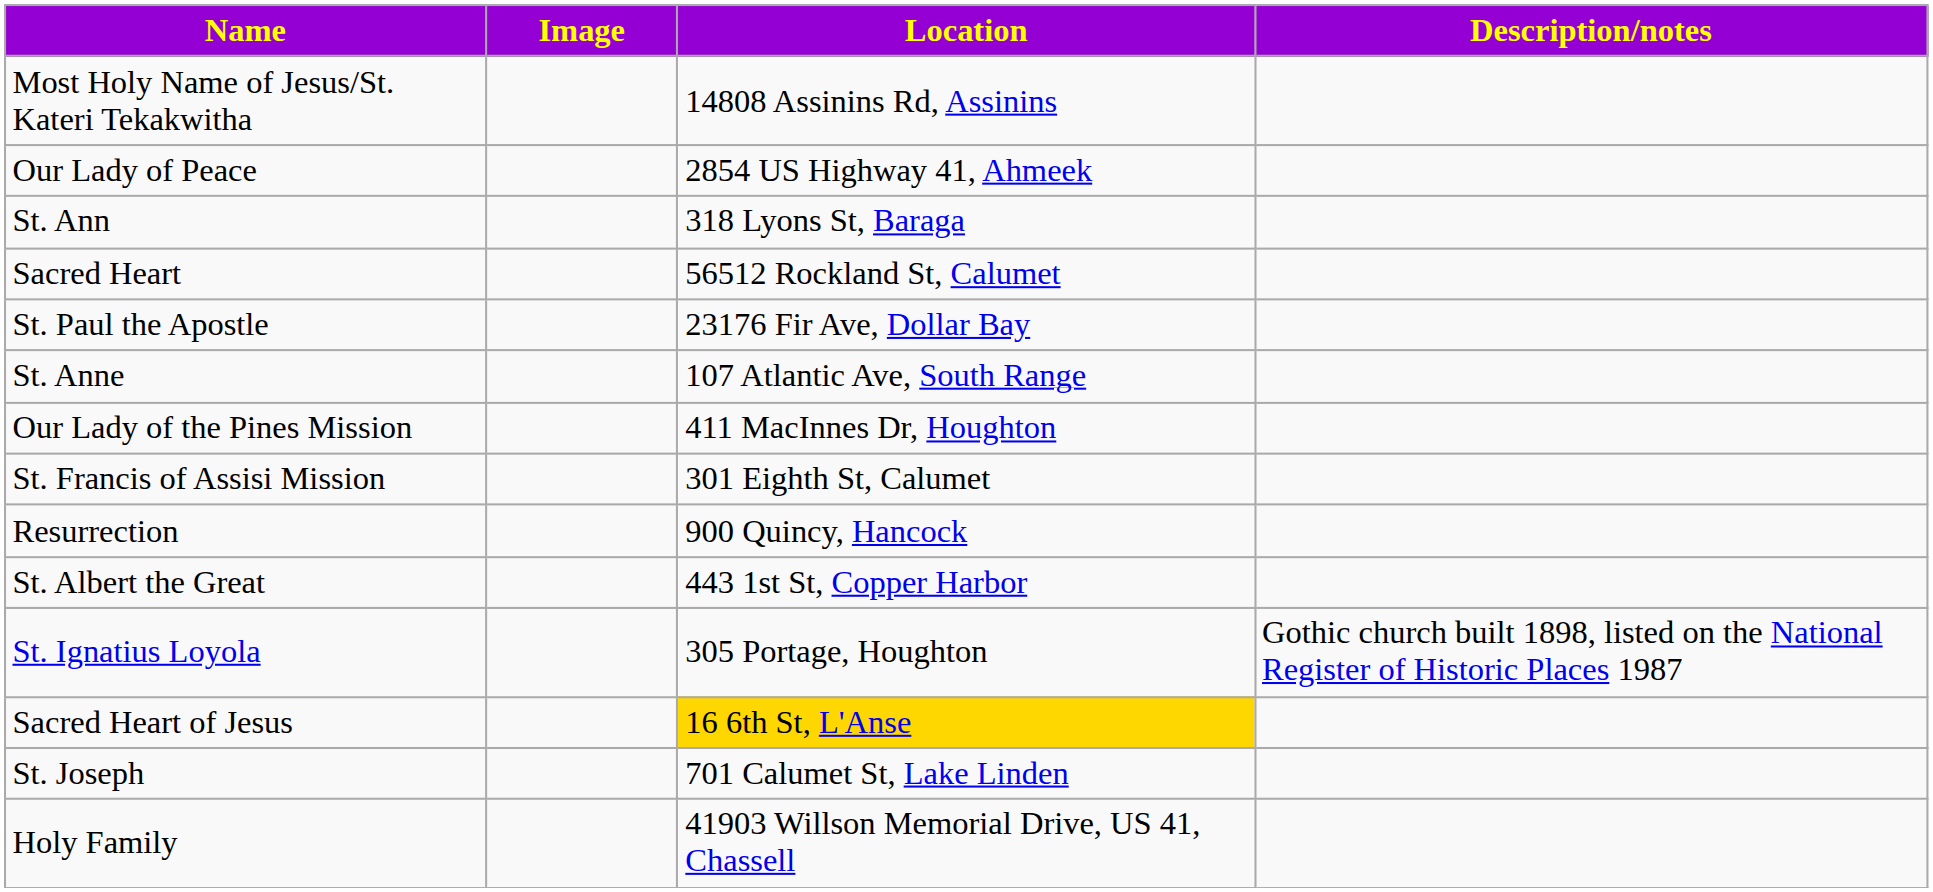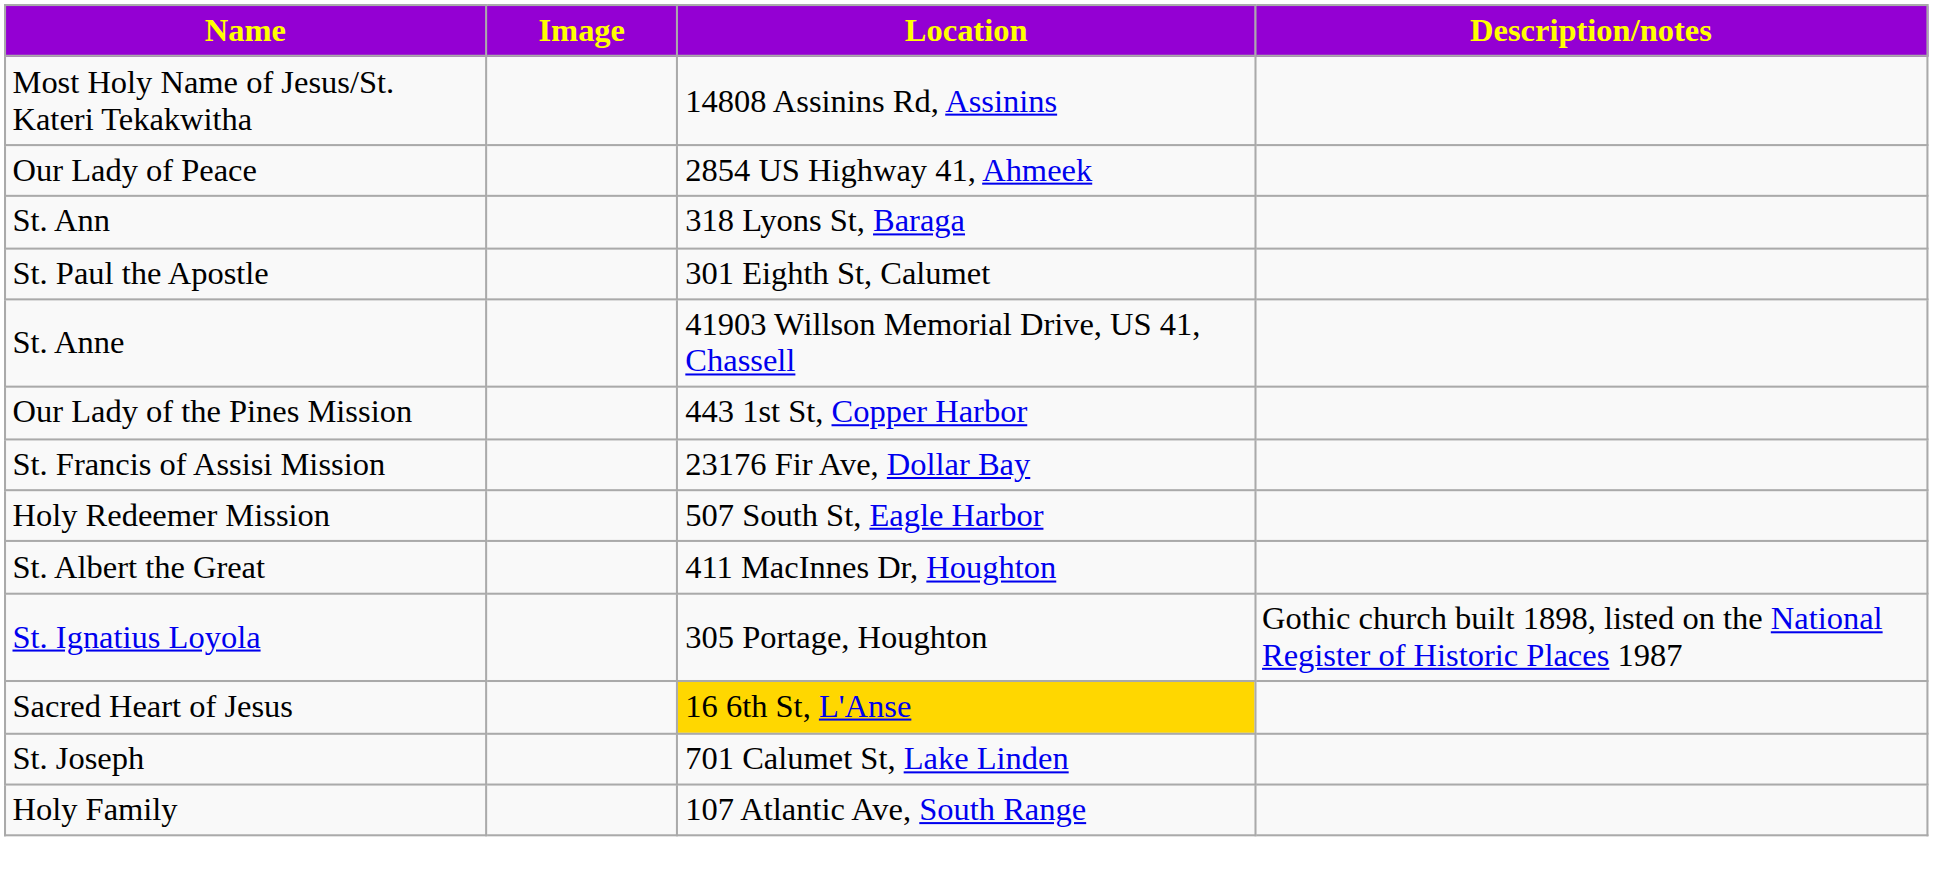- row: (97, 272)
(858, 324) 23176 Fir Ave, Dollar Bay -> (838, 272) 301 Eighth St, Calumet
(886, 375) 107 Atlantic Ave, South Range -> (943, 342) 41903 Willson Memorial Drive, US 41, Chassell
(871, 427) 411 MacInnes Dr, Houghton -> (856, 412) 443 1st St, Copper Harbor
(838, 478) 301 Eighth St, Calumet -> (858, 463) 23176 Fir Ave, Dollar Bay
+ row: (171, 515)
- row: (95, 530)
(856, 581) 443 1st St, Copper Harbor -> (871, 566) 411 MacInnes Dr, Houghton
(943, 842) 41903 Willson Memorial Drive, US 41, Chassell -> (886, 809) 107 Atlantic Ave, South Range
